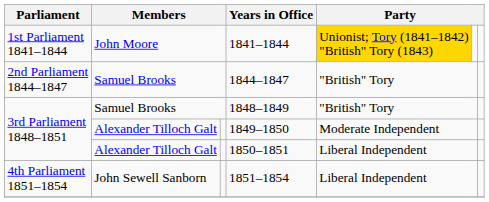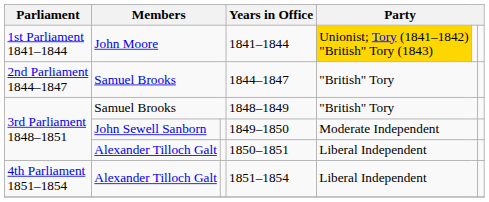(156, 129) Alexander Tilloch Galt -> (150, 129) John Sewell Sanborn
(150, 178) John Sewell Sanborn -> (156, 178) Alexander Tilloch Galt
